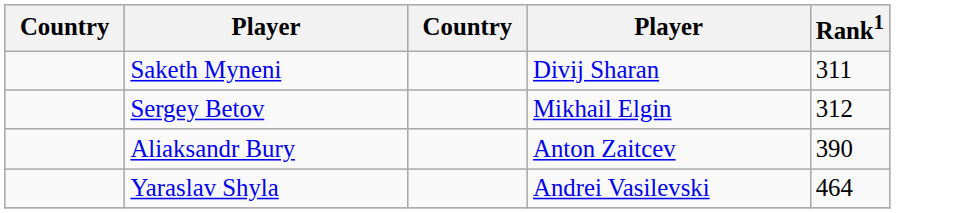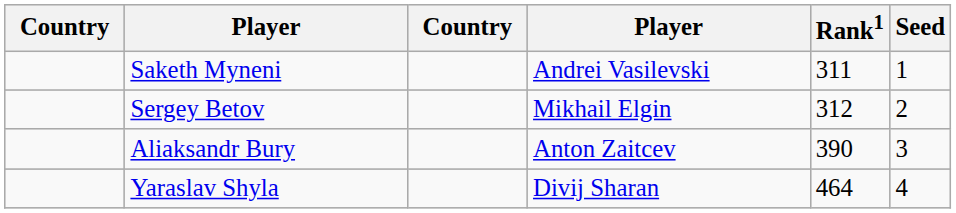+ column: (920, 27)
(596, 70) Divij Sharan -> (621, 70) Andrei Vasilevski
(621, 188) Andrei Vasilevski -> (596, 188) Divij Sharan
